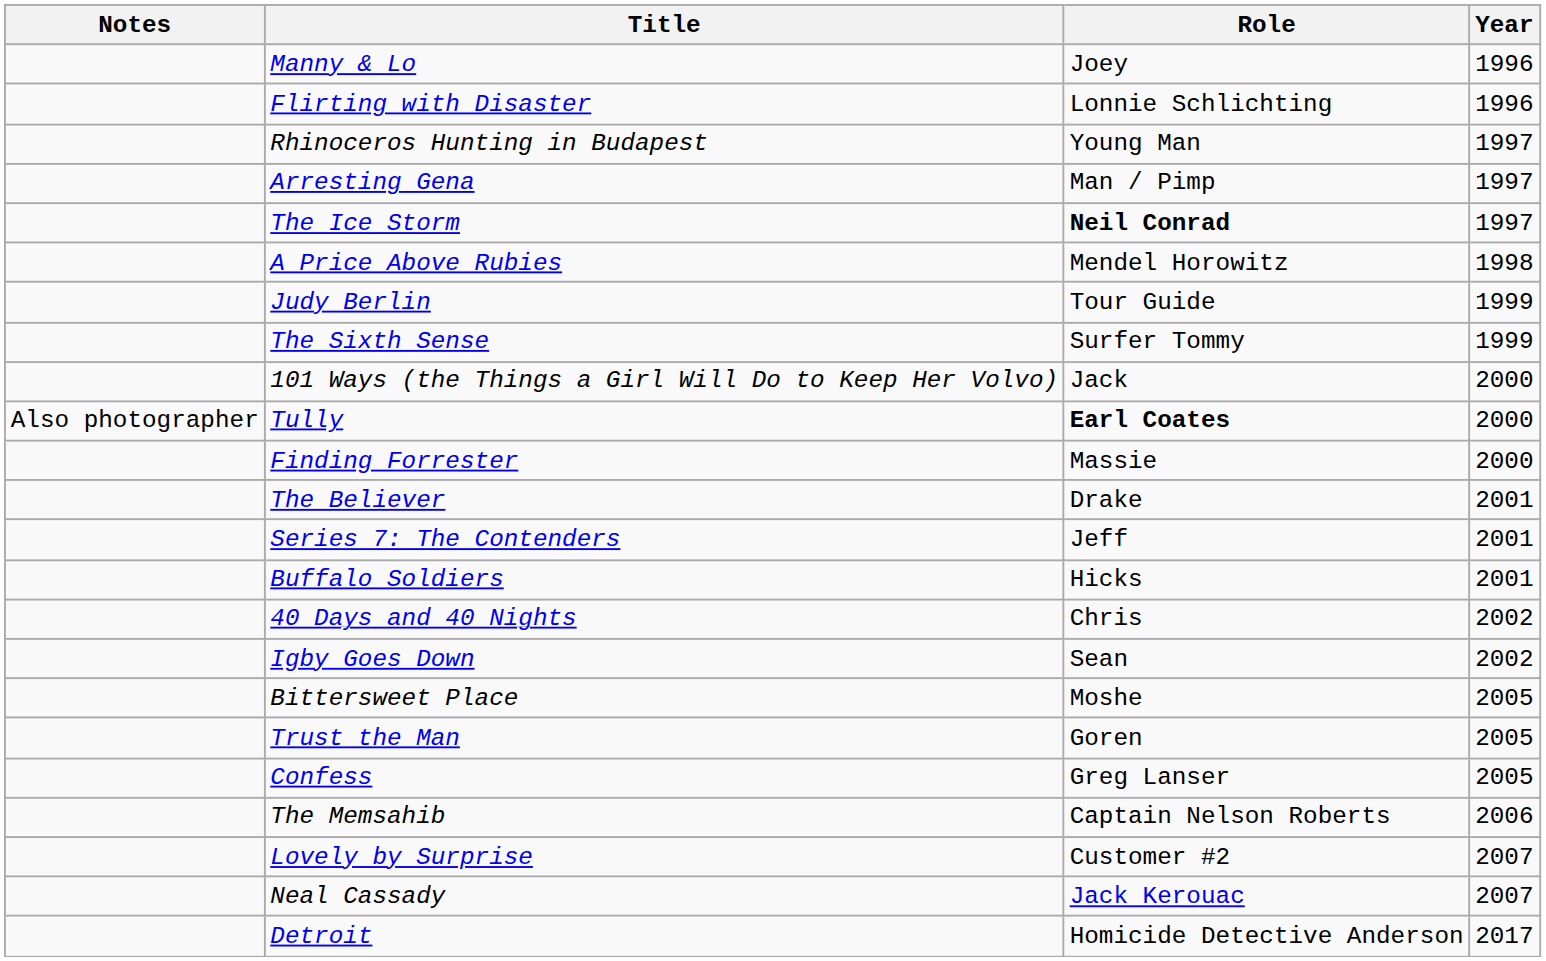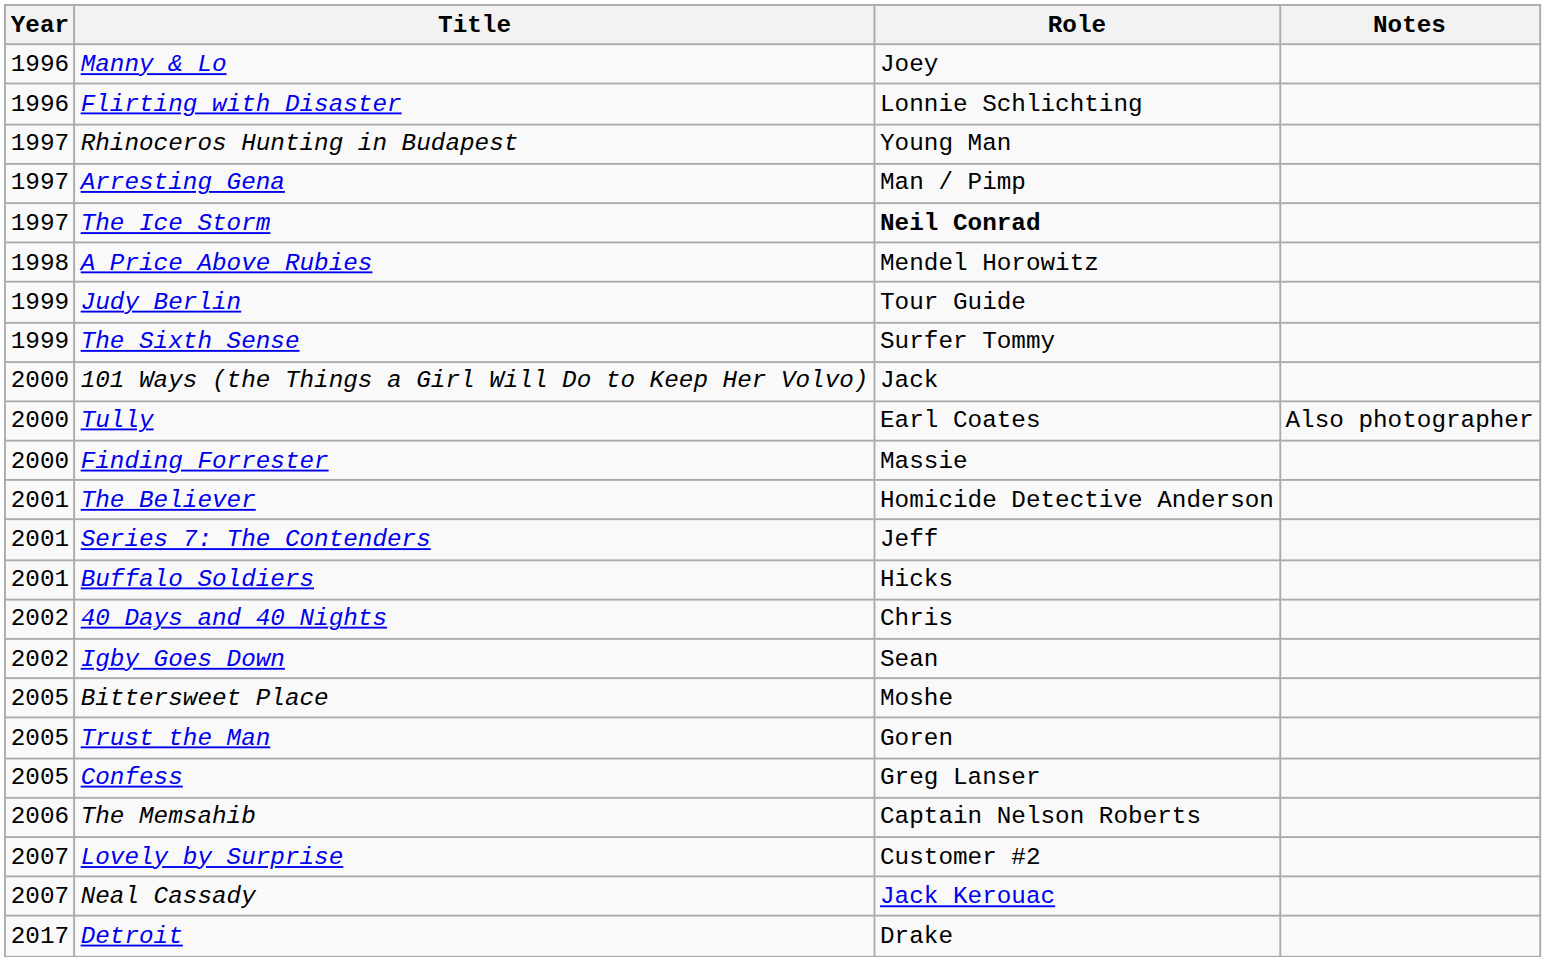columns swapped: (1504, 25) <-> (135, 25)
(1150, 421) bold -> (960, 421) normal
(1106, 500) Drake -> (1077, 500) Homicide Detective Anderson
(1267, 936) Homicide Detective Anderson -> (917, 936) Drake
